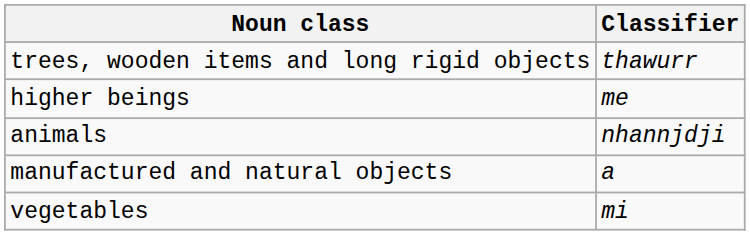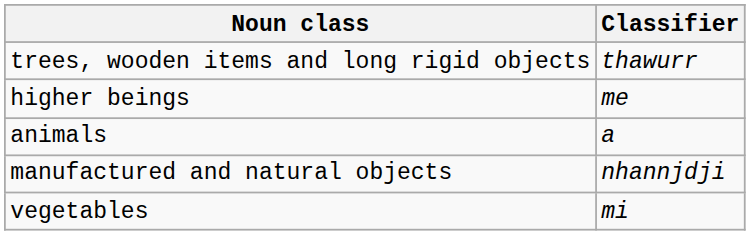(663, 136) nhannjdji -> (608, 136) a
(608, 174) a -> (663, 174) nhannjdji
